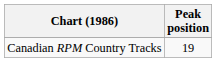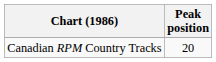(188, 47) 19 -> (188, 47) 20
